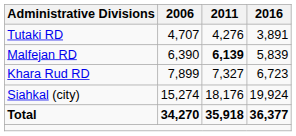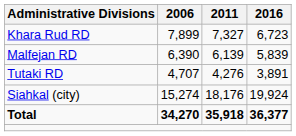rows swapped: (48, 74) <-> (35, 34)
(228, 54) bold -> (228, 54) normal
